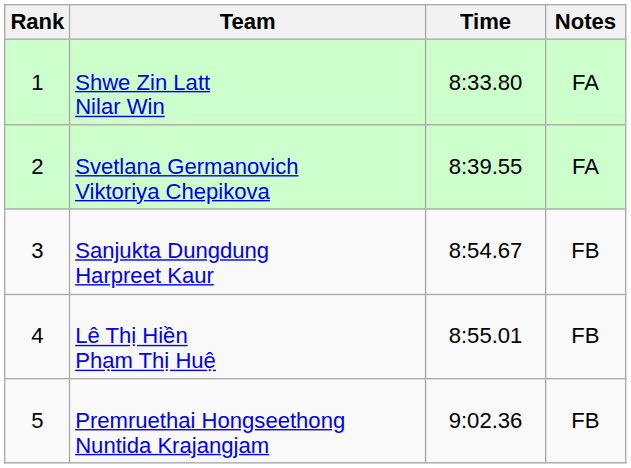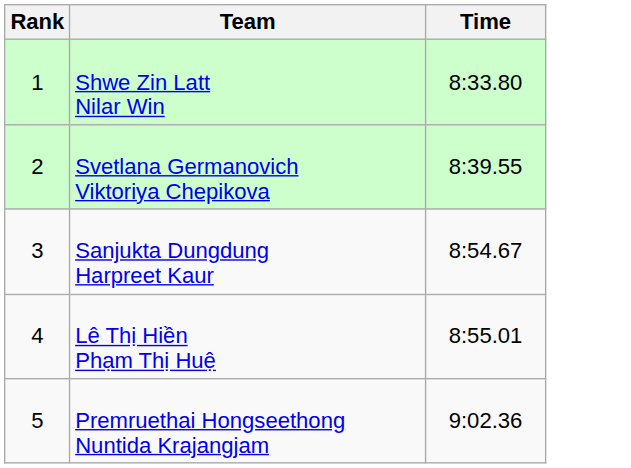- column: (585, 22)
